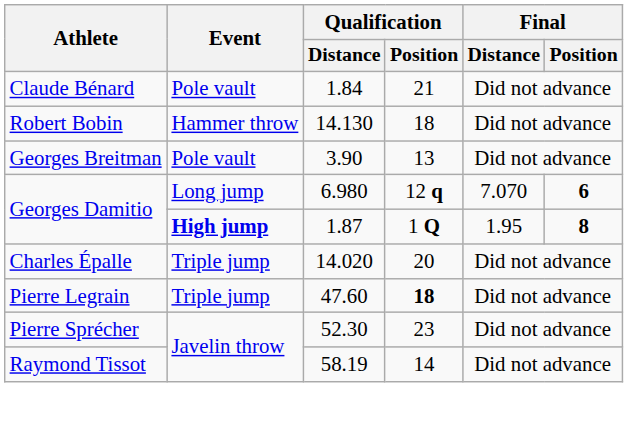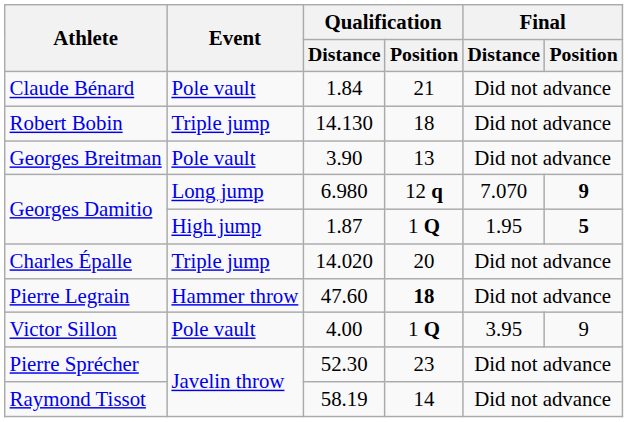(235, 123) Hammer throw -> (221, 123) Triple jump
(584, 192) 6 -> (584, 192) 9
(220, 226) bold -> (216, 226) normal
(584, 226) 8 -> (584, 226) 5
(221, 295) Triple jump -> (235, 295) Hammer throw
+ row: (63, 330)
